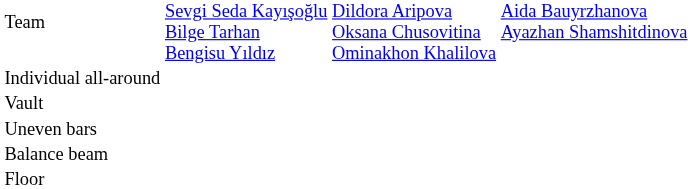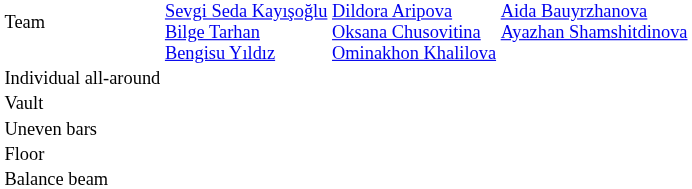rows swapped: (56, 154) <-> (24, 179)
